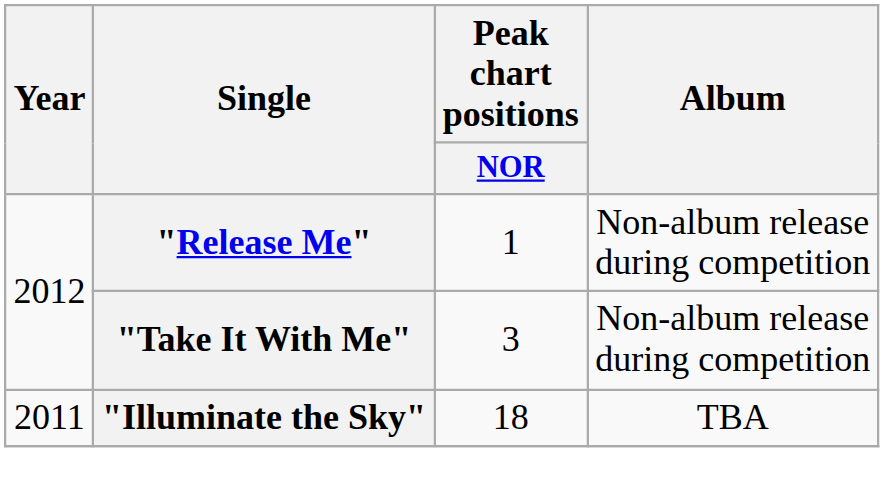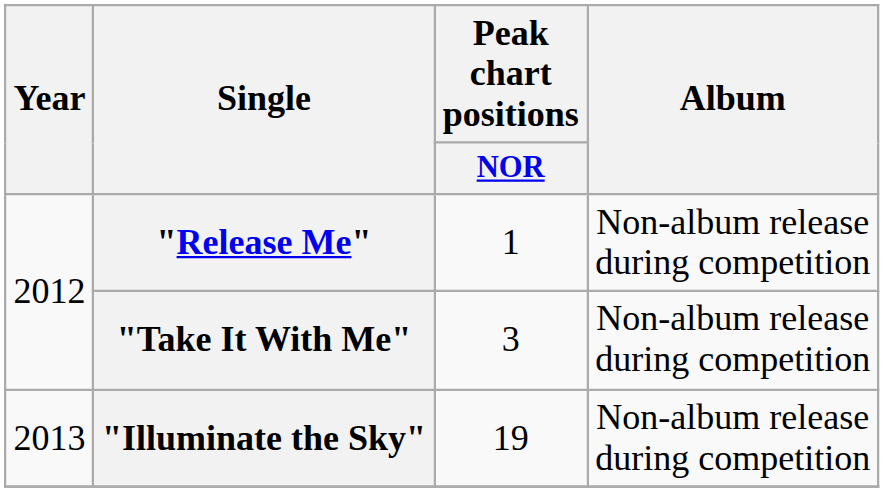(49, 416) 2011 -> (49, 437) 2013
(511, 416) 18 -> (511, 437) 19
(733, 416) TBA -> (733, 437) Non-album release during competition
